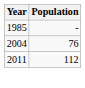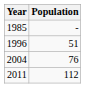+ row: (17, 43)
